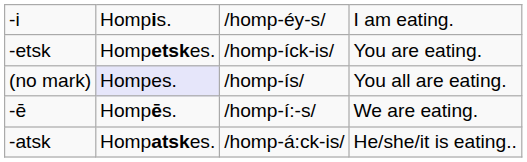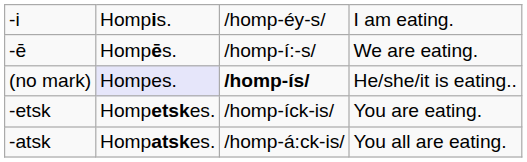rows swapped: (30, 50) <-> (18, 111)
(264, 80) normal -> (267, 80) bold
(430, 80) You all are eating. -> (435, 80) He/she/it is eating..
(435, 141) He/she/it is eating.. -> (430, 141) You all are eating.
